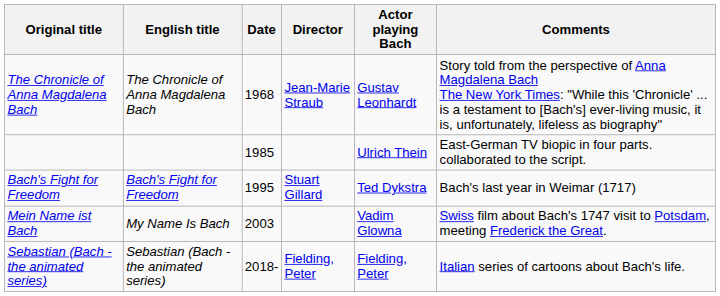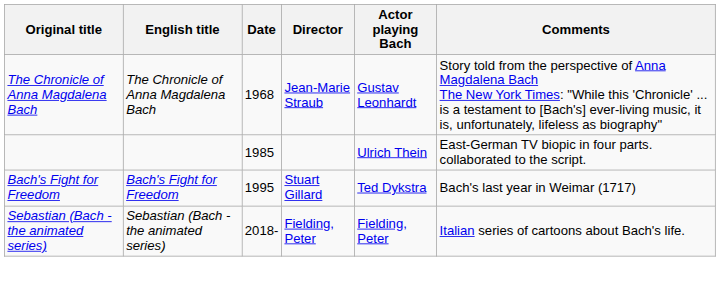- row: (49, 223)
